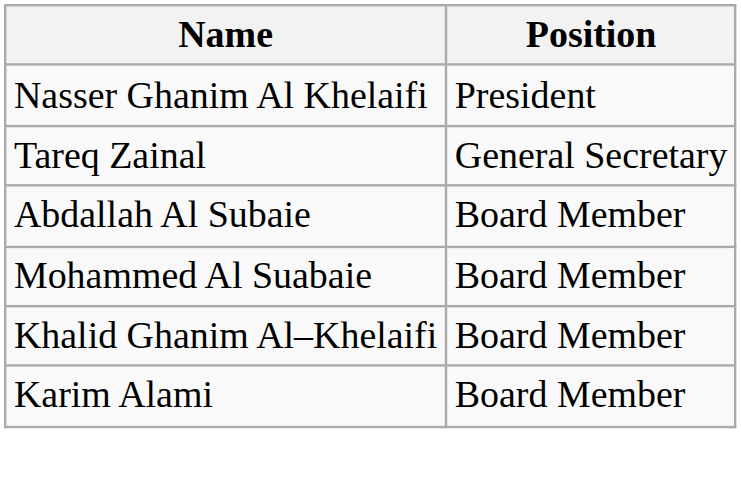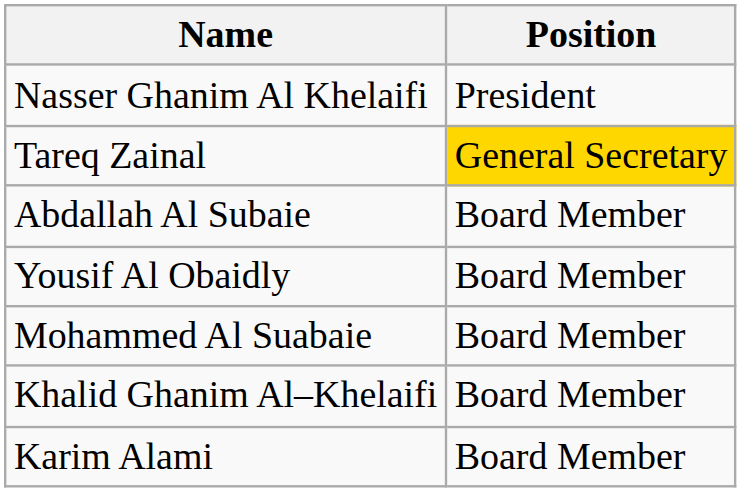(591, 154) no background -> (591, 154) gold background
+ row: (152, 275)
